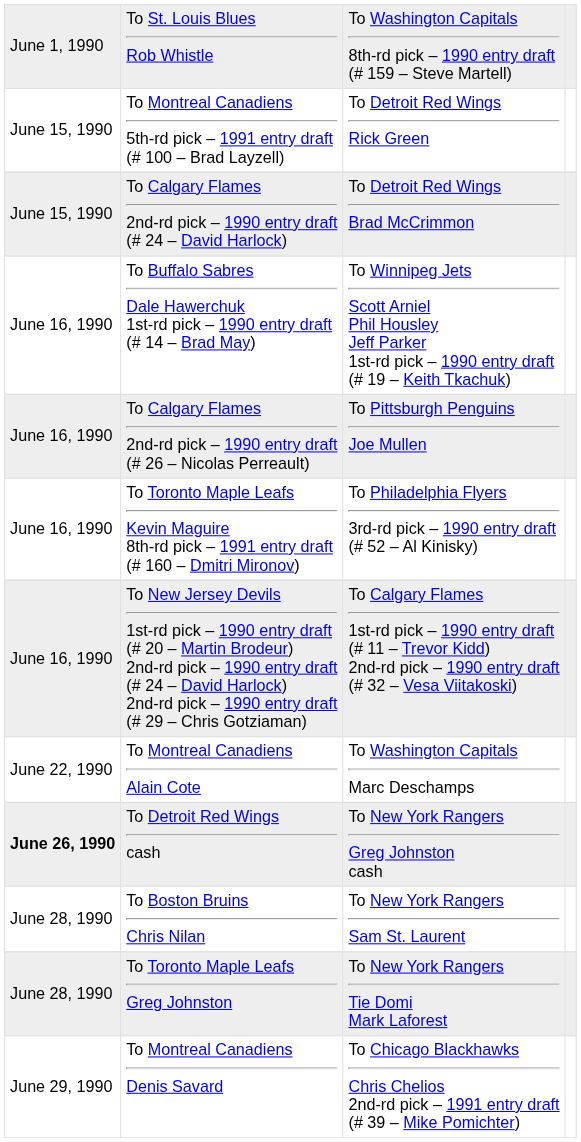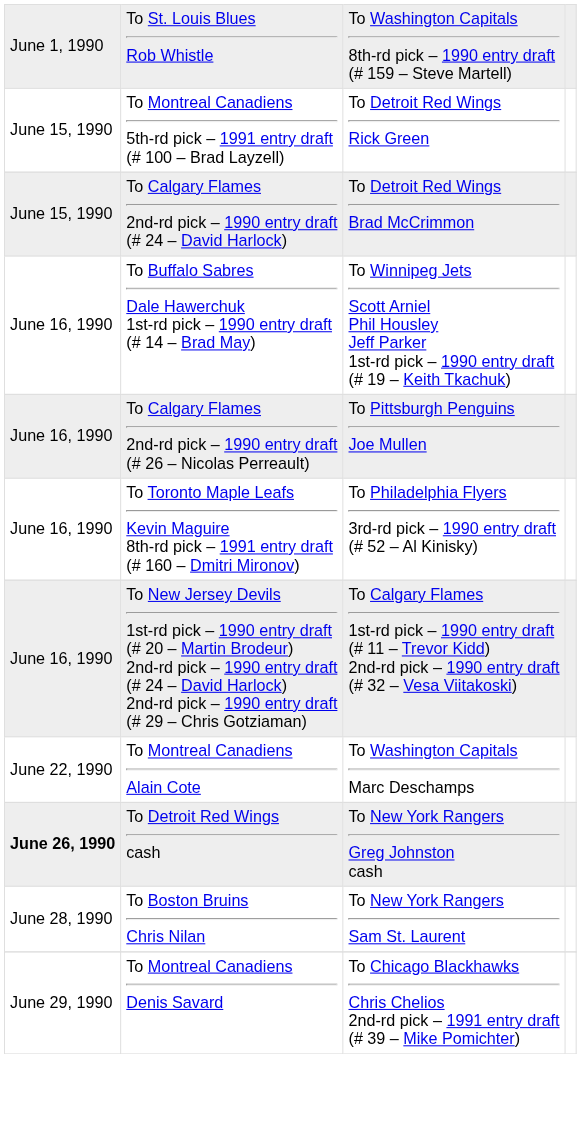- row: (232, 984)
